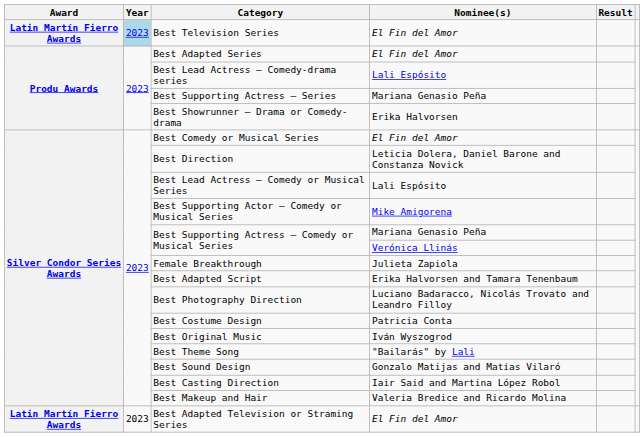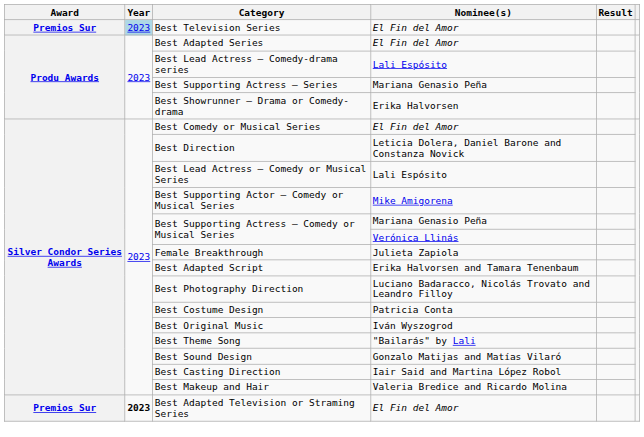(64, 33) Latin Martín Fierro Awards -> (65, 28) Premios Sur
(64, 419) Latin Martín Fierro Awards -> (65, 408) Premios Sur
(137, 419) normal -> (139, 408) bold
